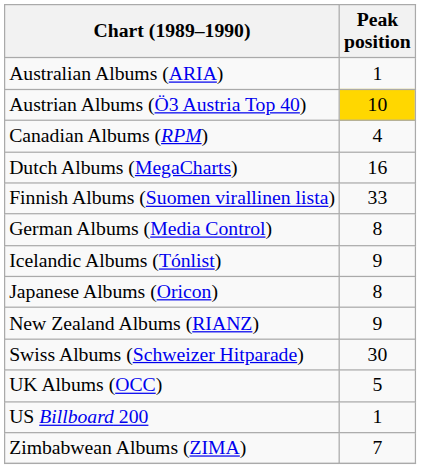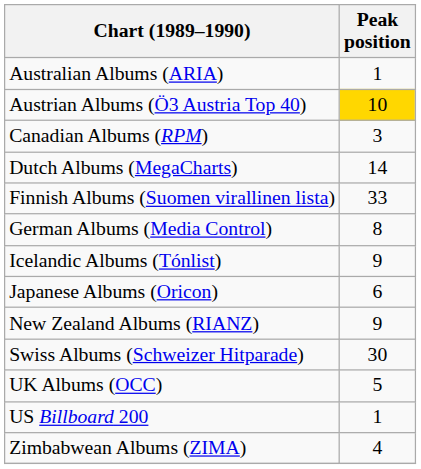(377, 135) 4 -> (377, 135) 3
(377, 167) 16 -> (377, 167) 14
(377, 291) 8 -> (377, 291) 6
(377, 447) 7 -> (377, 447) 4
